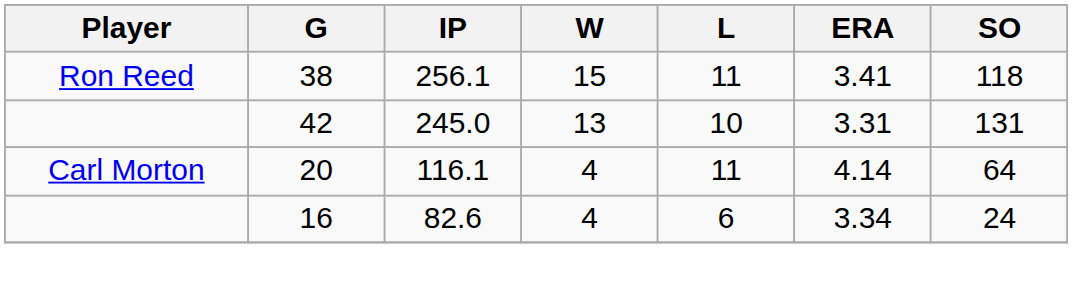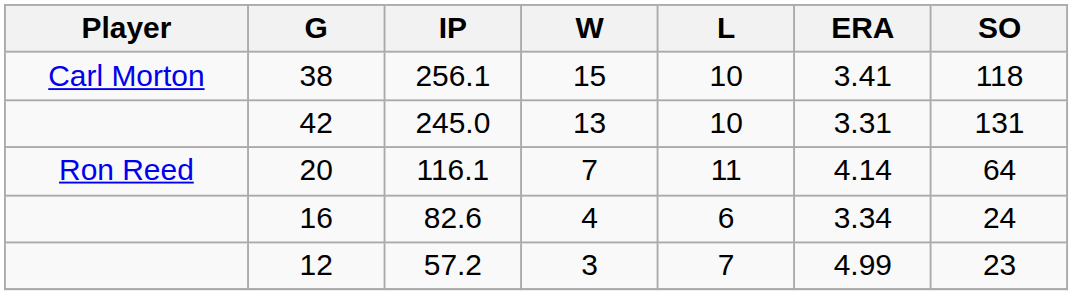(126, 75) Ron Reed -> (126, 75) Carl Morton
(726, 75) 11 -> (726, 75) 10
(126, 170) Carl Morton -> (126, 170) Ron Reed
(590, 170) 4 -> (590, 170) 7
+ row: (316, 265)
